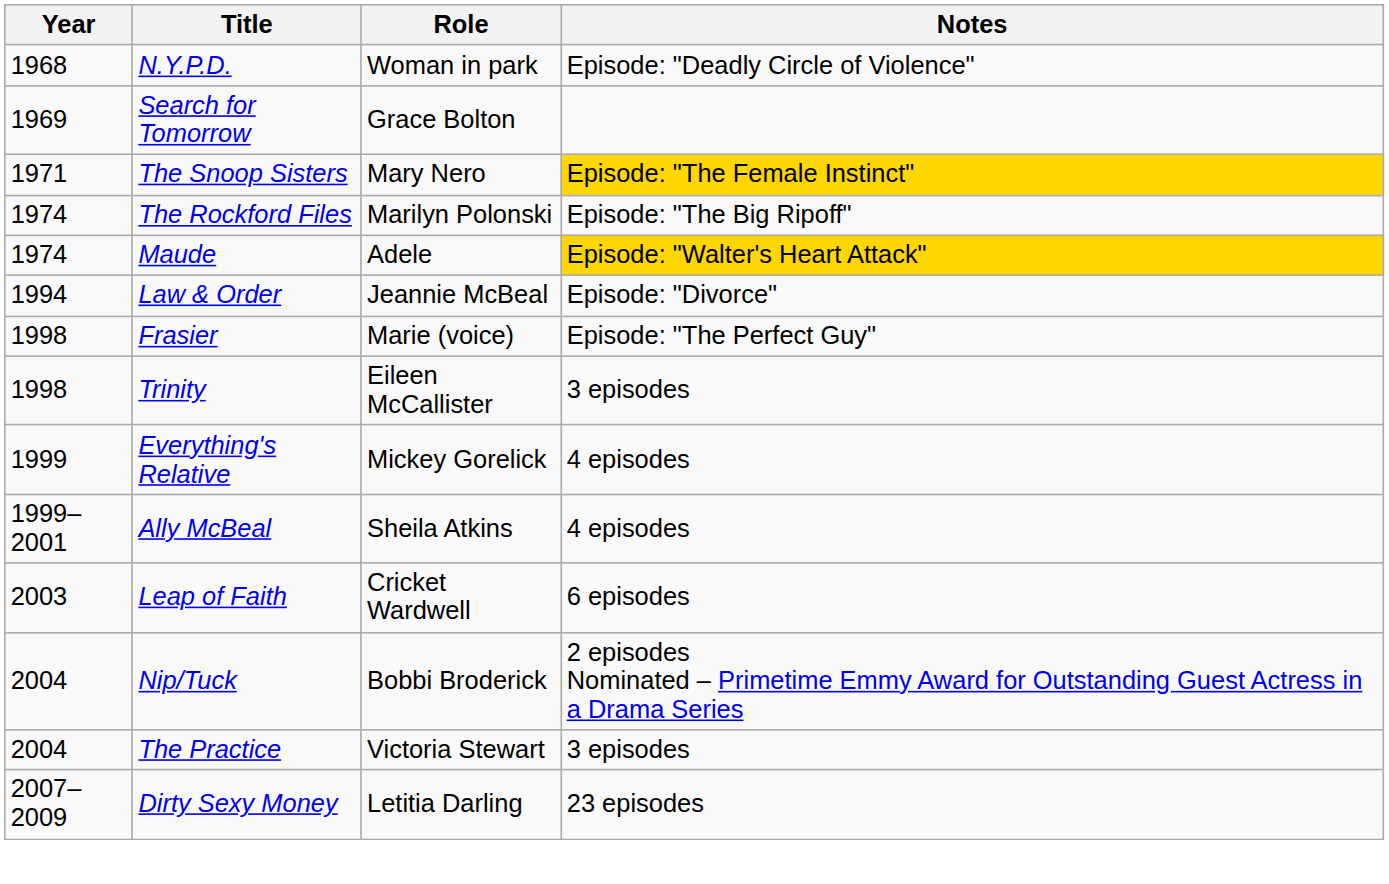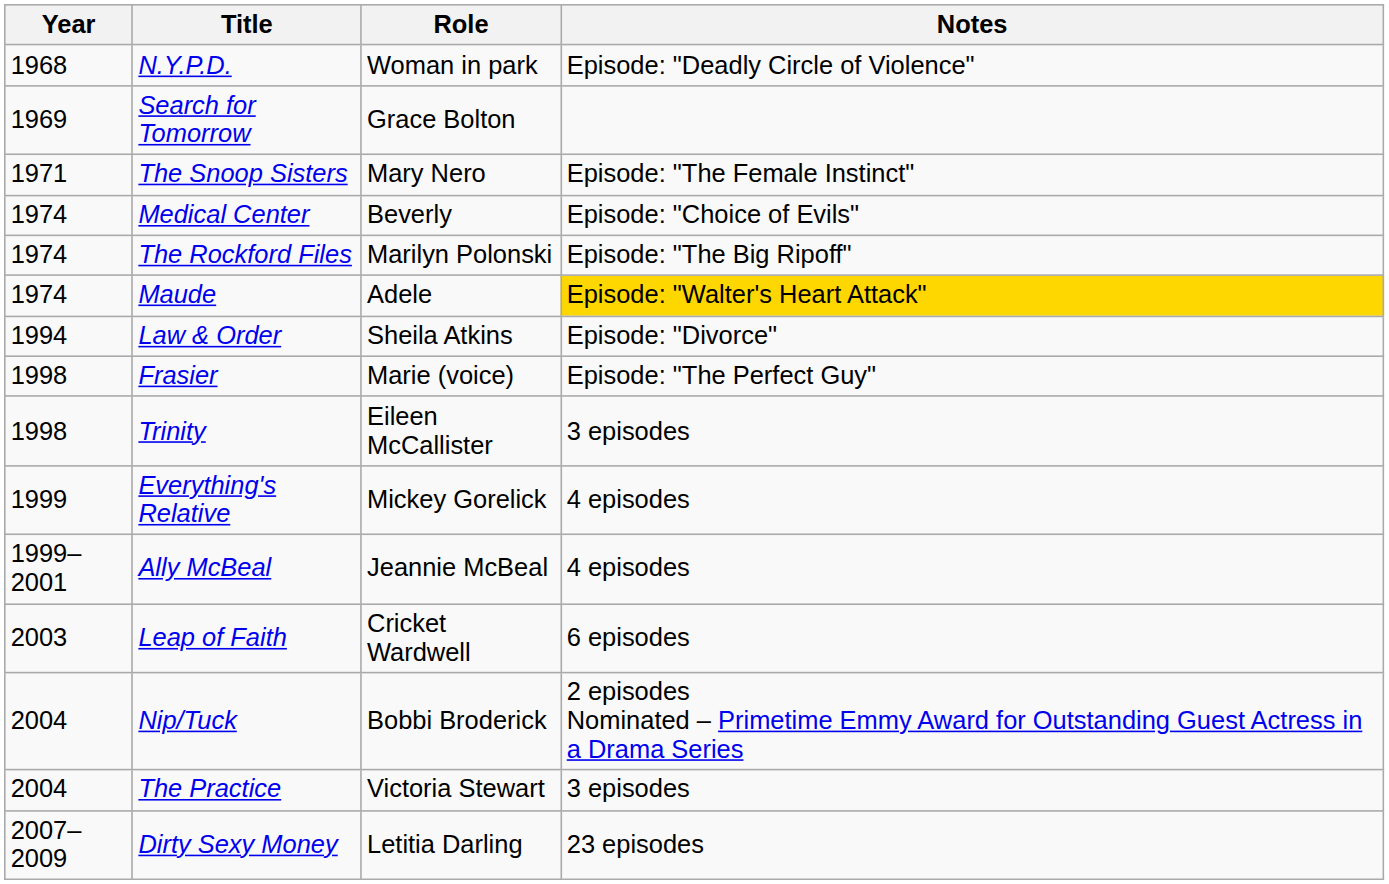(741, 174) gold background -> (741, 174) no background
+ row: (224, 214)
(458, 295) Jeannie McBeal -> (440, 335) Sheila Atkins
(440, 528) Sheila Atkins -> (458, 568) Jeannie McBeal
